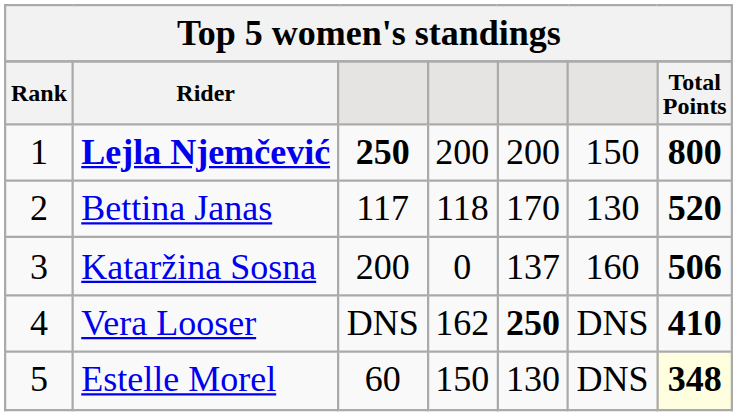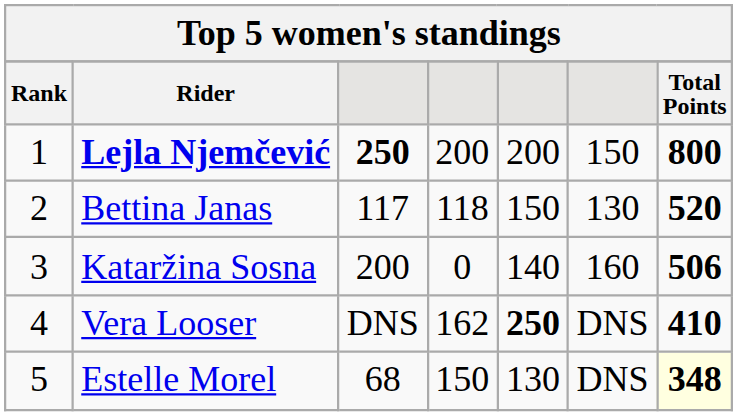(533, 208) 170 -> (533, 208) 150
(533, 265) 137 -> (533, 265) 140
(383, 379) 60 -> (383, 379) 68
